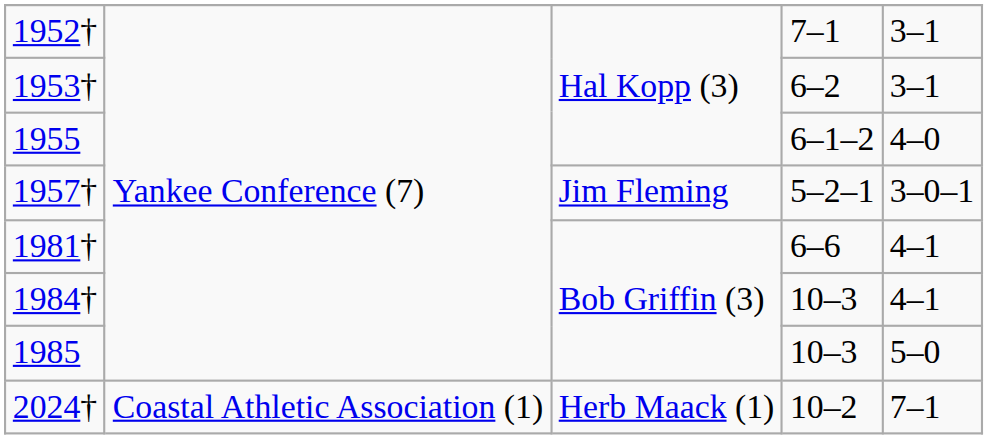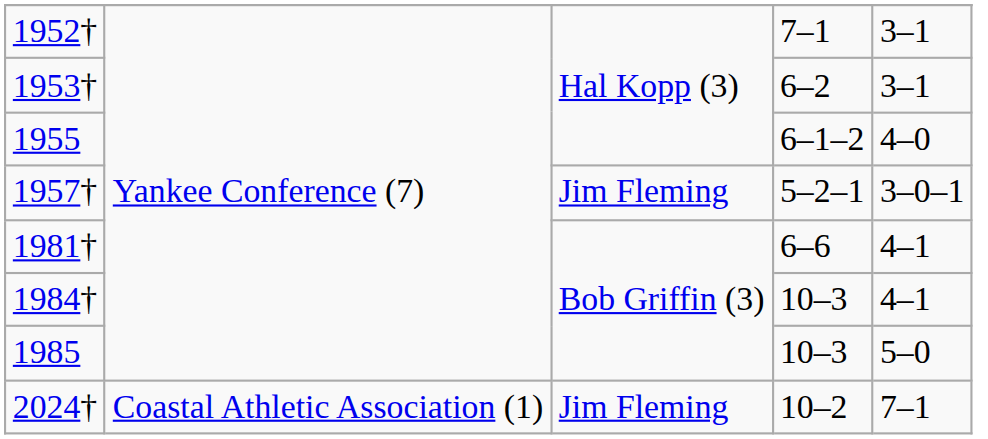(667, 406) Herb Maack (1) -> (644, 406) Jim Fleming
